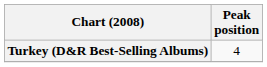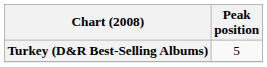(237, 51) 4 -> (237, 51) 5
